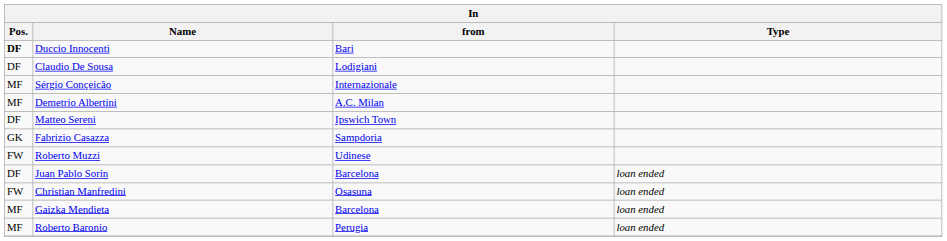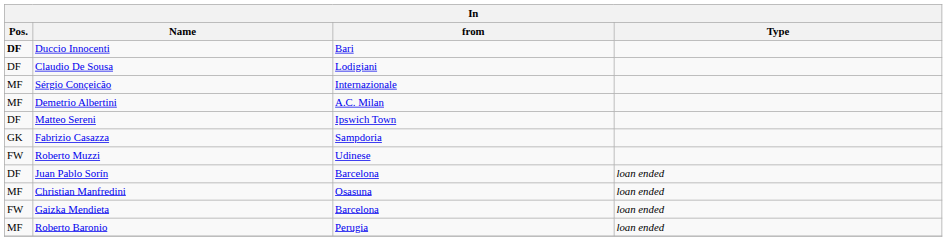(15, 191) FW -> (15, 191) MF
(15, 209) MF -> (15, 209) FW
